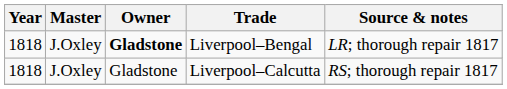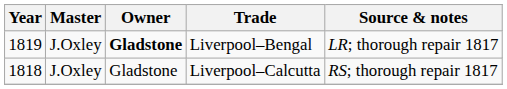(25, 44) 1818 -> (25, 44) 1819
